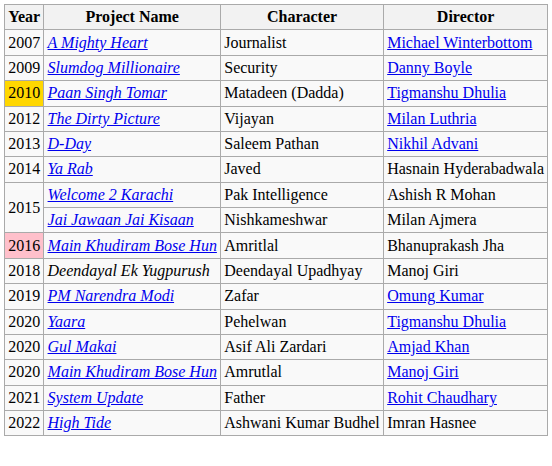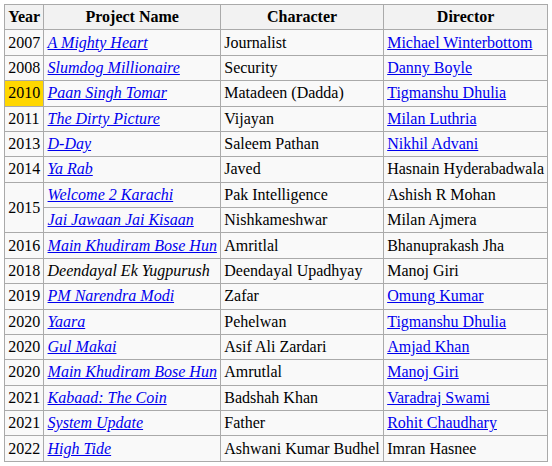(24, 67) 2009 -> (24, 67) 2008
(24, 118) 2012 -> (24, 118) 2011
(24, 245) pink background -> (24, 245) no background
+ row: (271, 397)
